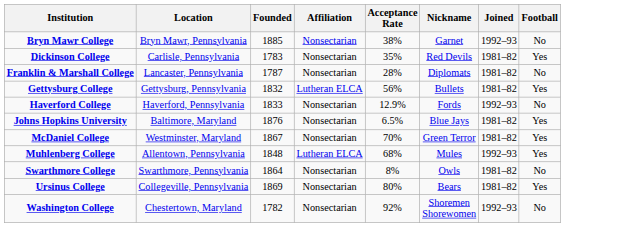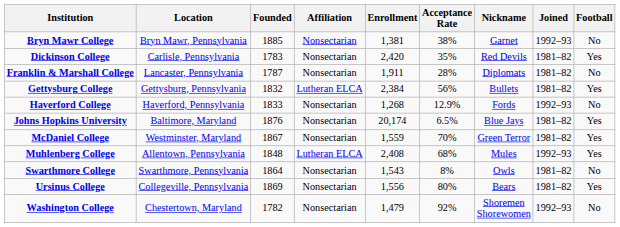+ column: (392, 18)
